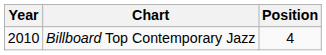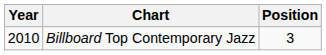(290, 38) 4 -> (290, 38) 3
